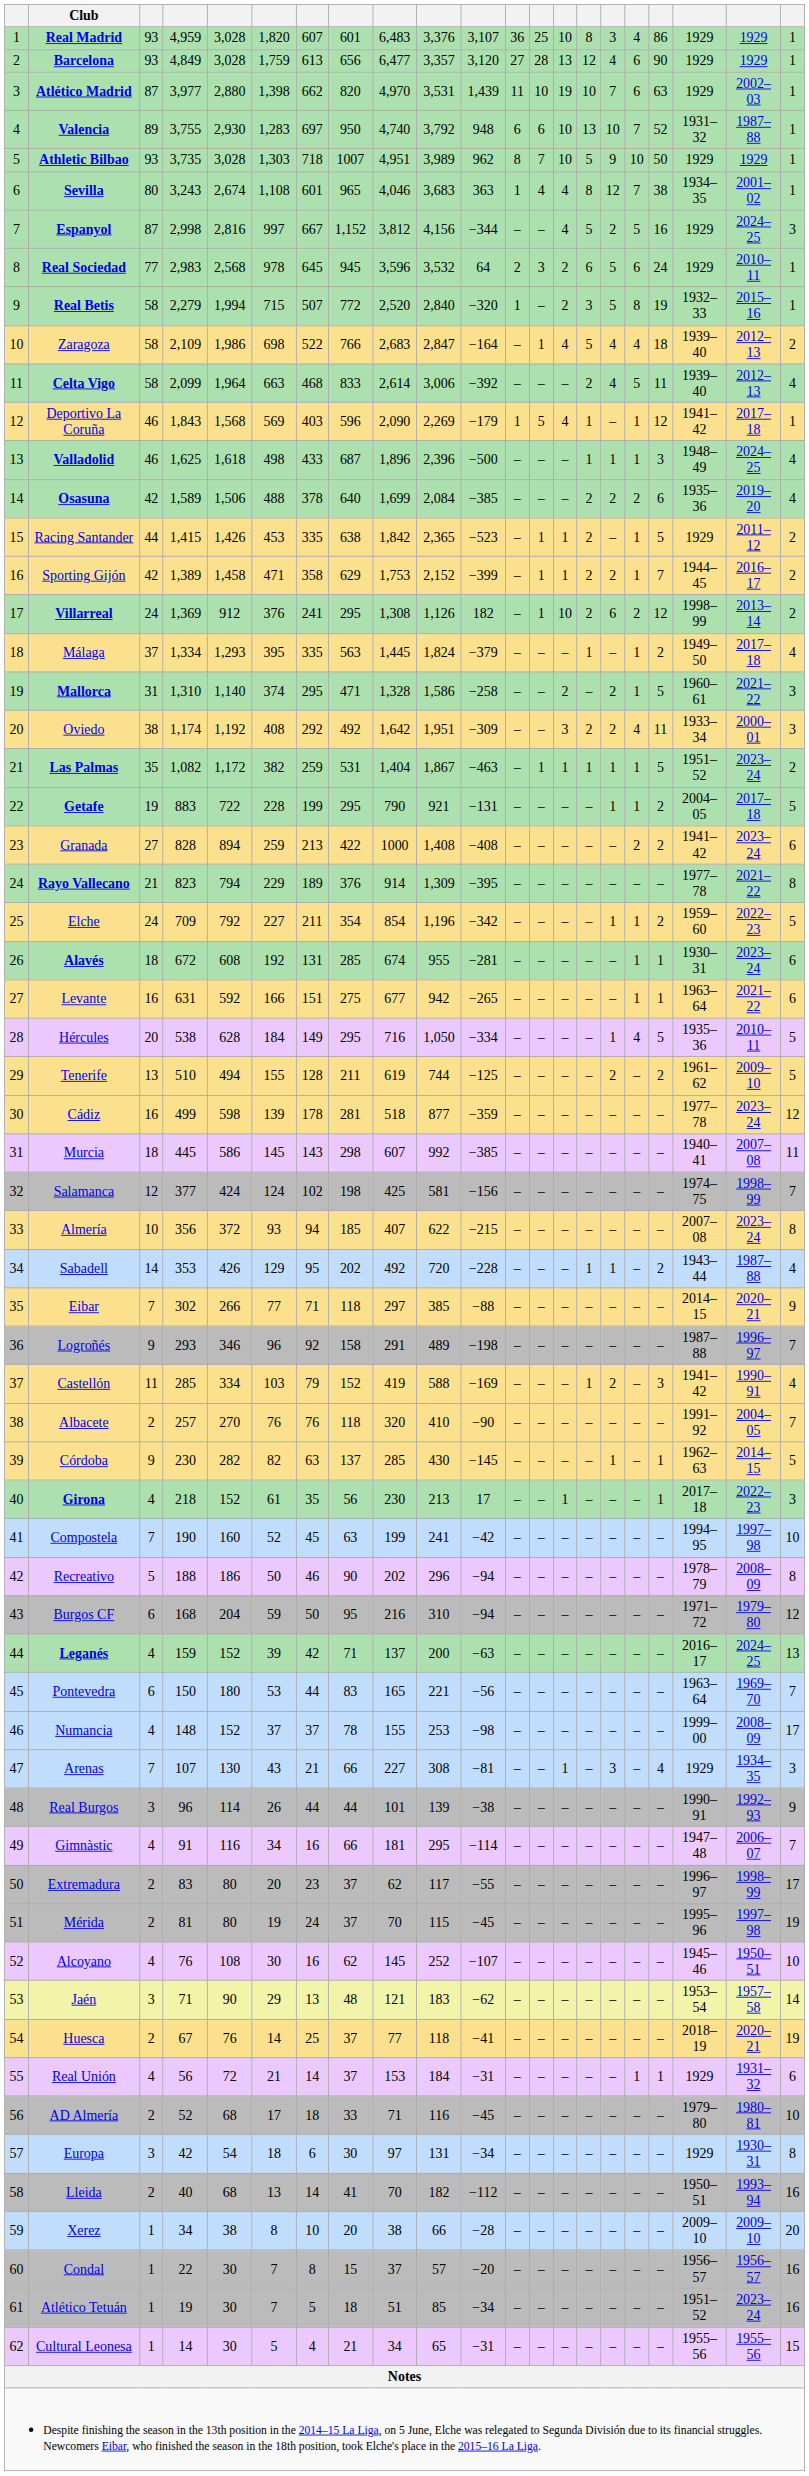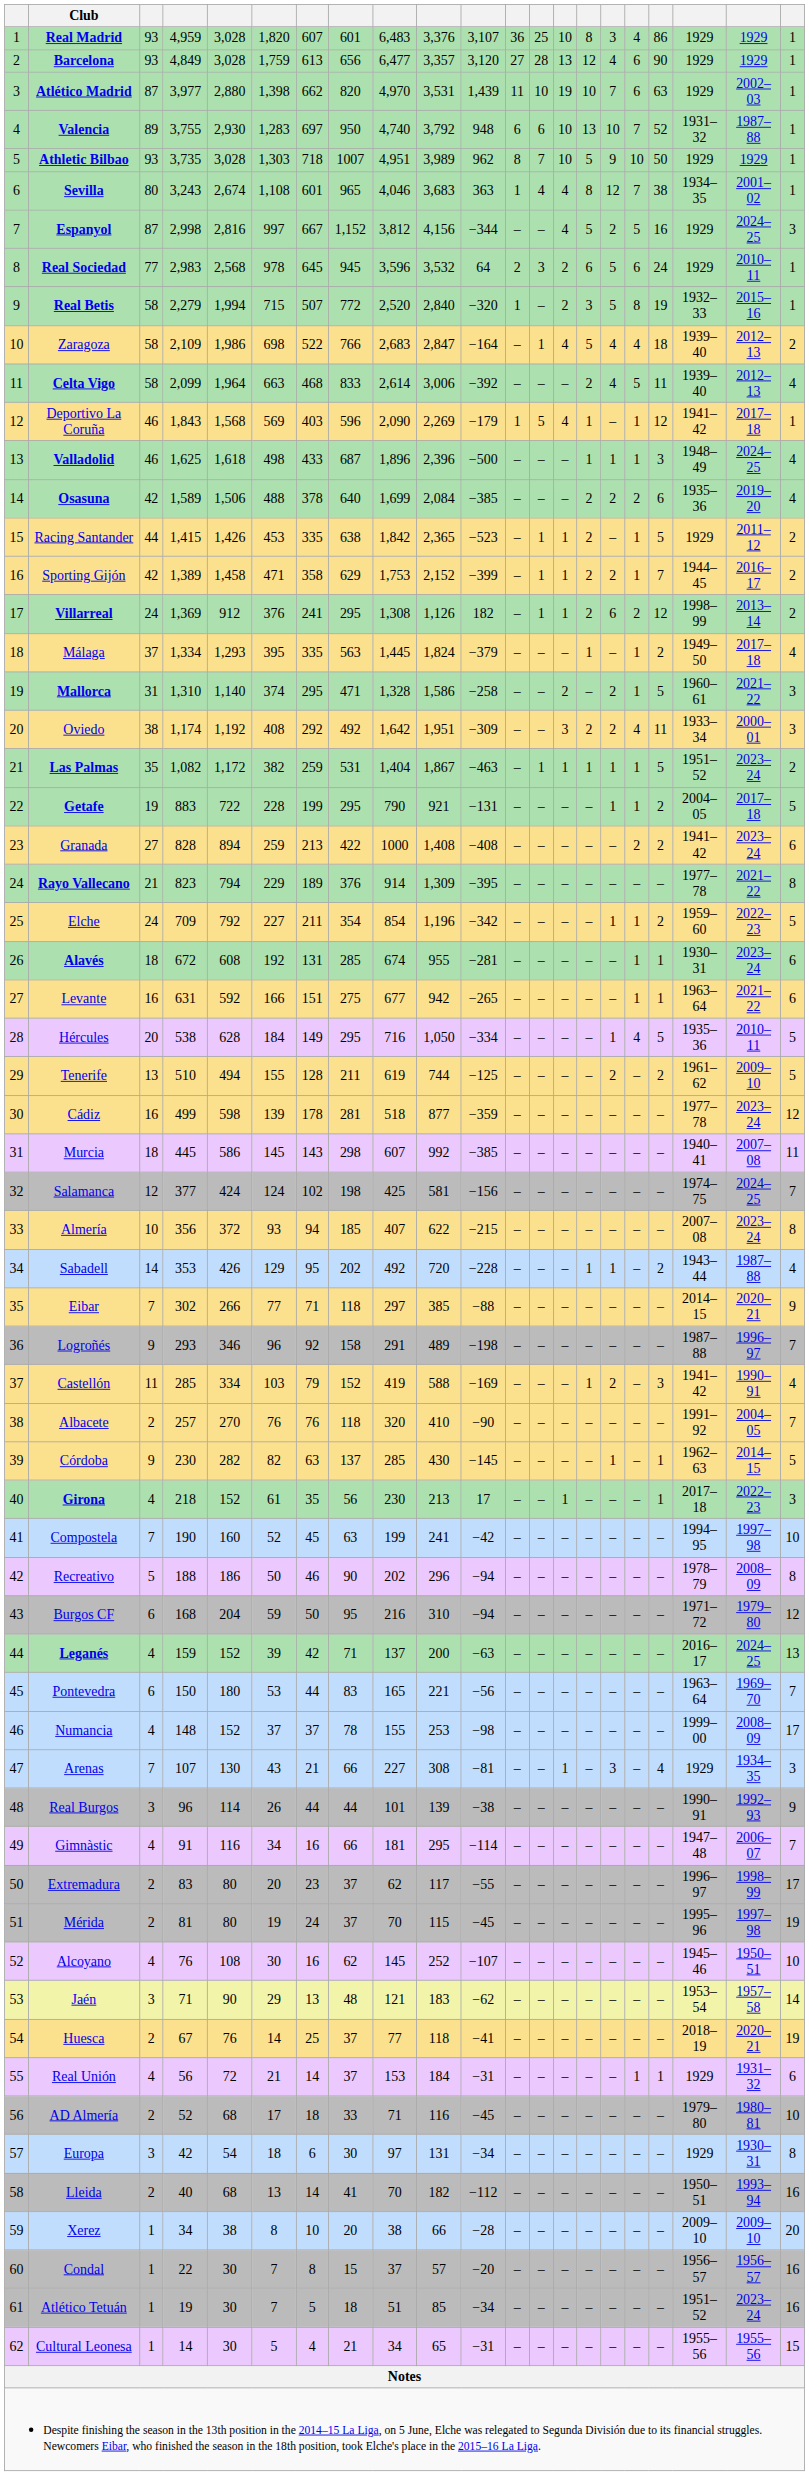(565, 613) 10 -> (565, 613) 1
(754, 1191) 1998–99 -> (754, 1191) 2024–25
